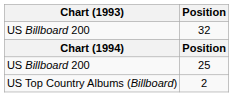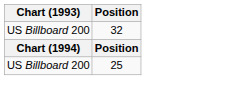- row: (204, 83)
